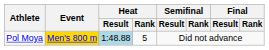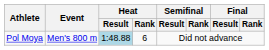(72, 39) gold background -> (72, 39) no background
(145, 39) 5 -> (145, 39) 6
